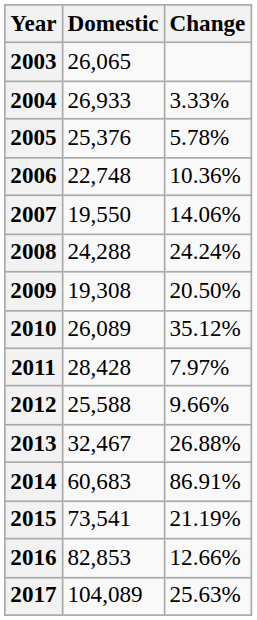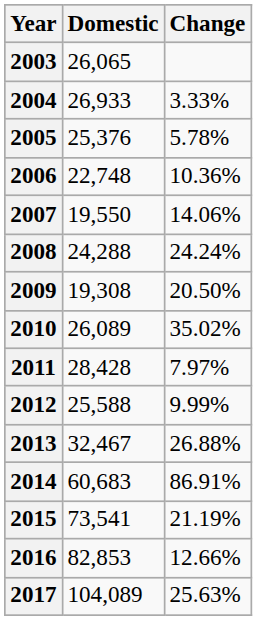(205, 328) 35.12% -> (205, 328) 35.02%
(199, 404) 9.66% -> (199, 404) 9.99%
